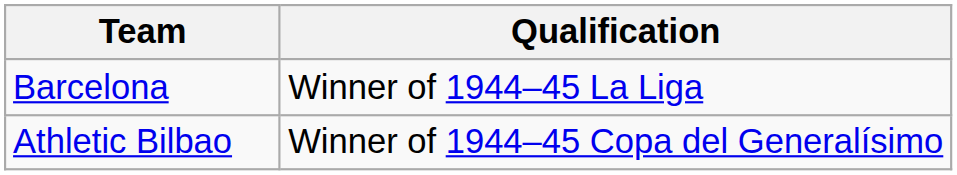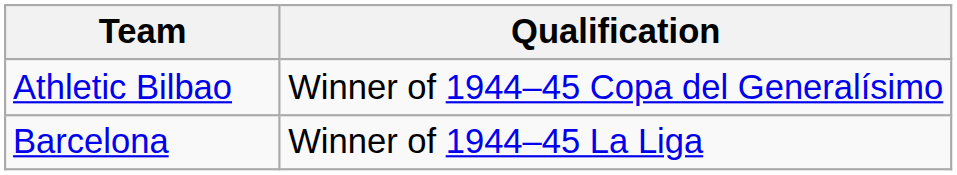rows swapped: (91, 86) <-> (123, 141)
